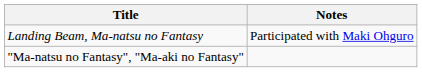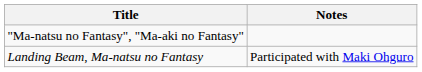rows swapped: (126, 56) <-> (105, 35)
